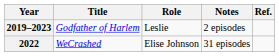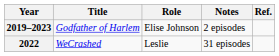(156, 28) Leslie -> (172, 28) Elise Johnson
(172, 43) Elise Johnson -> (156, 43) Leslie
